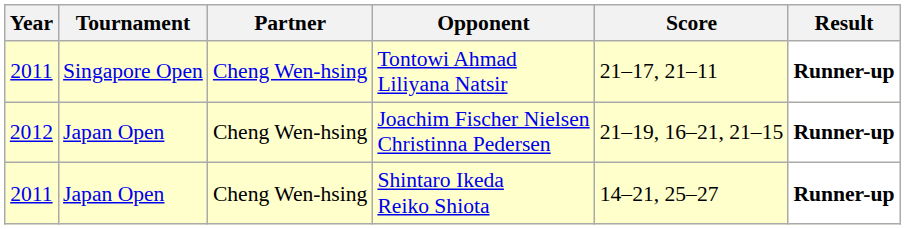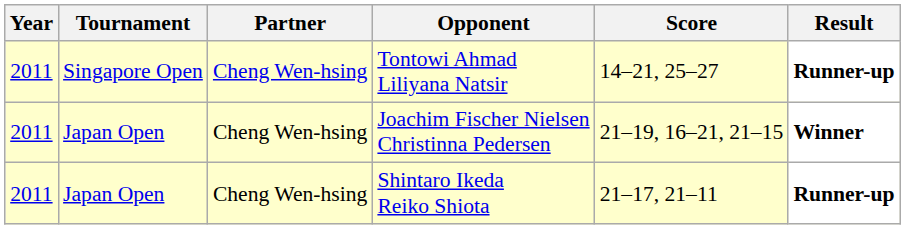(659, 71) 21–17, 21–11 -> (659, 71) 14–21, 25–27
(31, 132) 2012 -> (31, 132) 2011
(844, 132) Runner-up -> (829, 132) Winner
(659, 193) 14–21, 25–27 -> (659, 193) 21–17, 21–11
